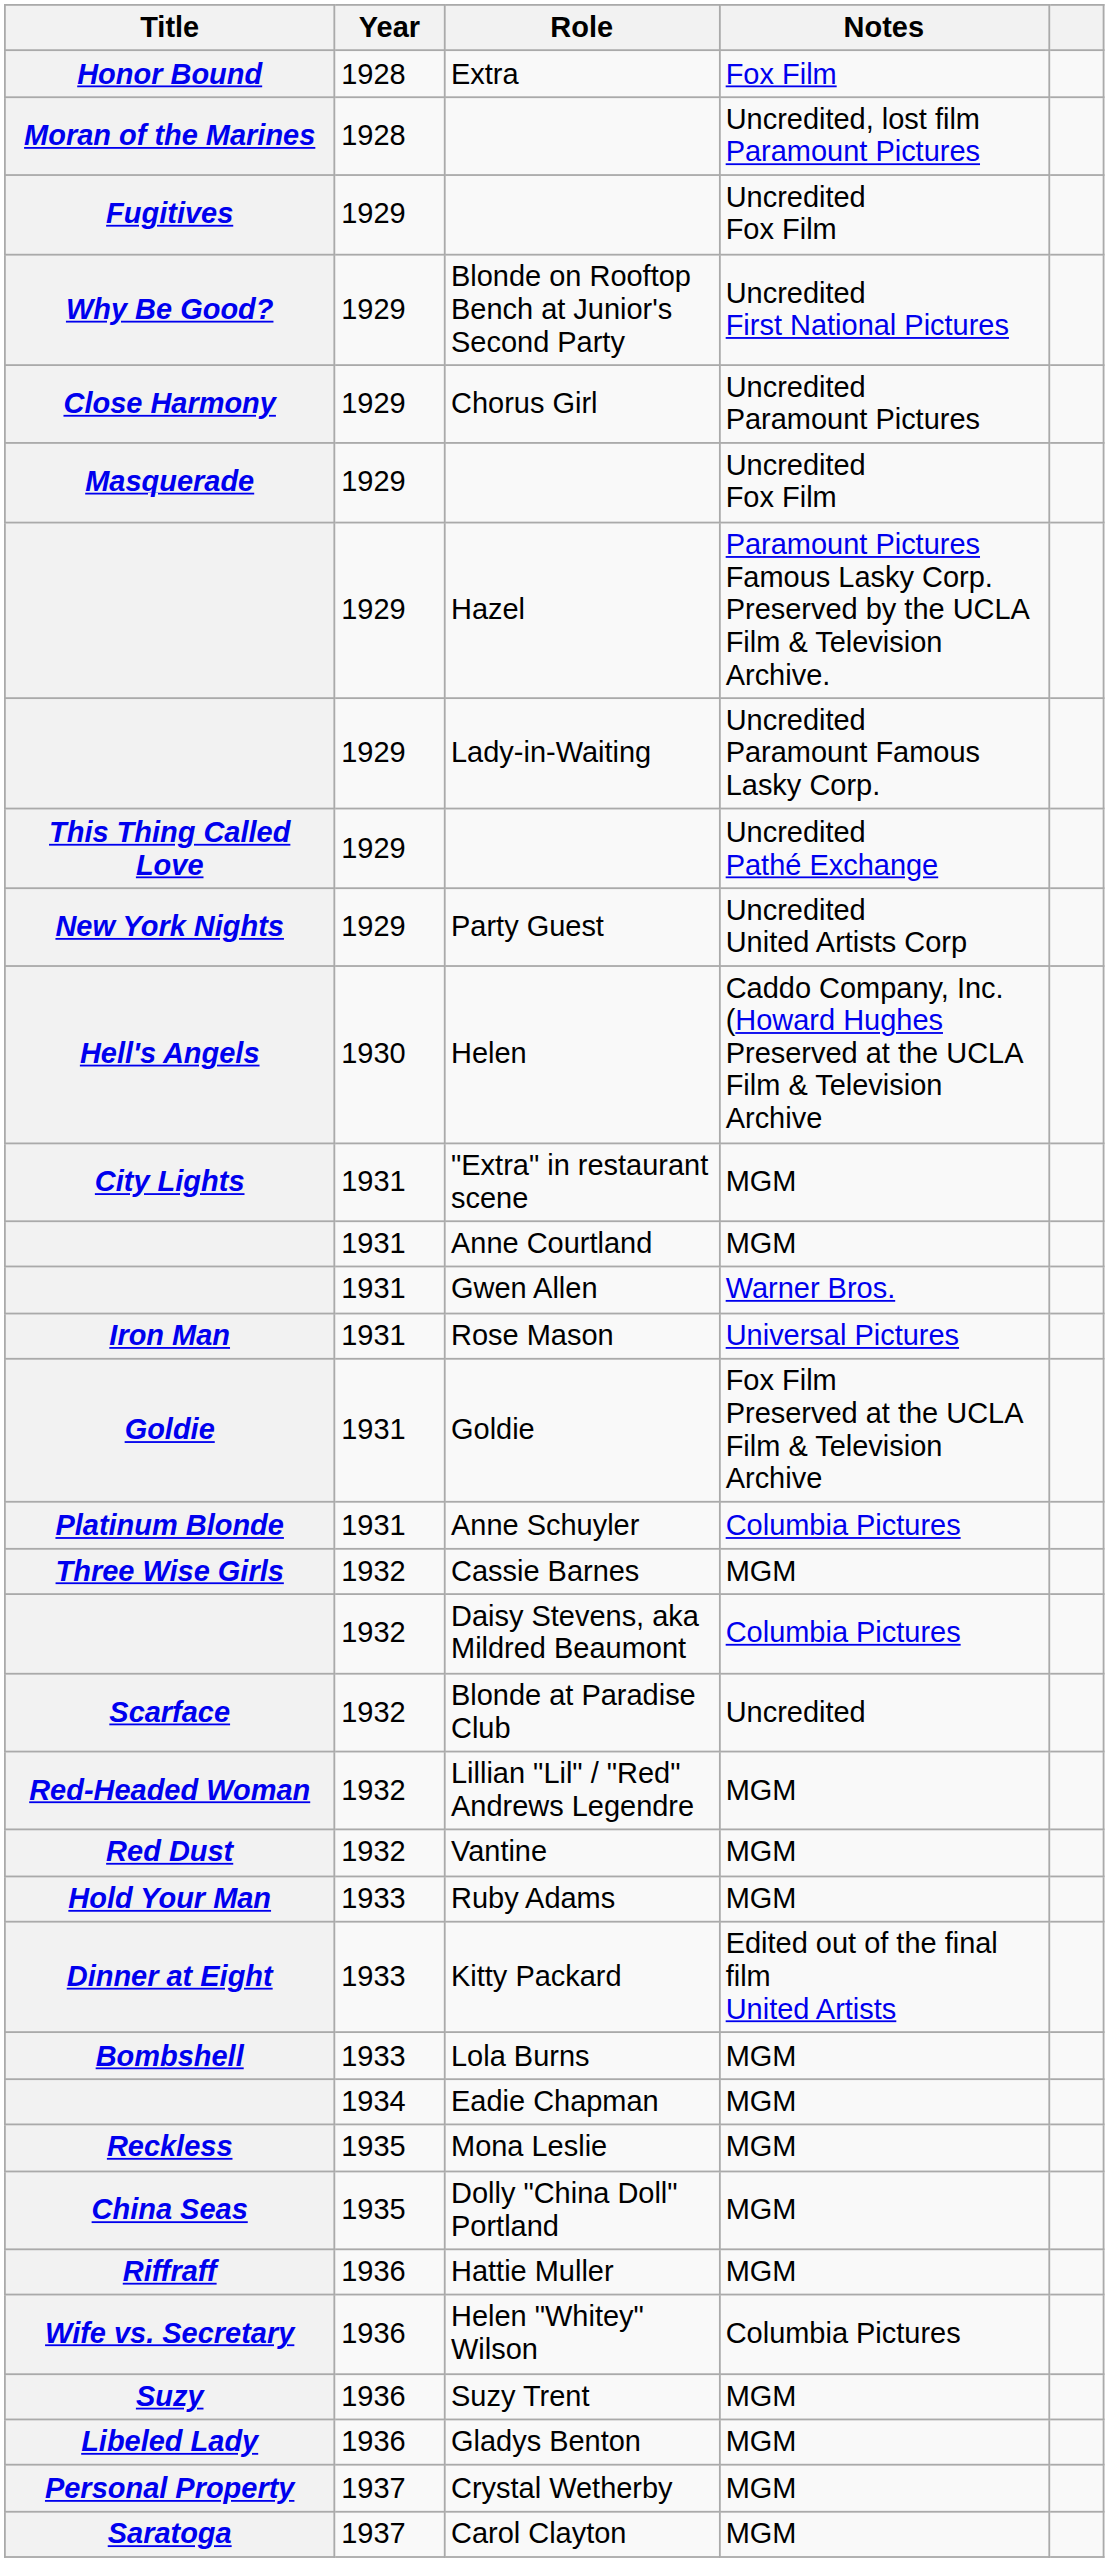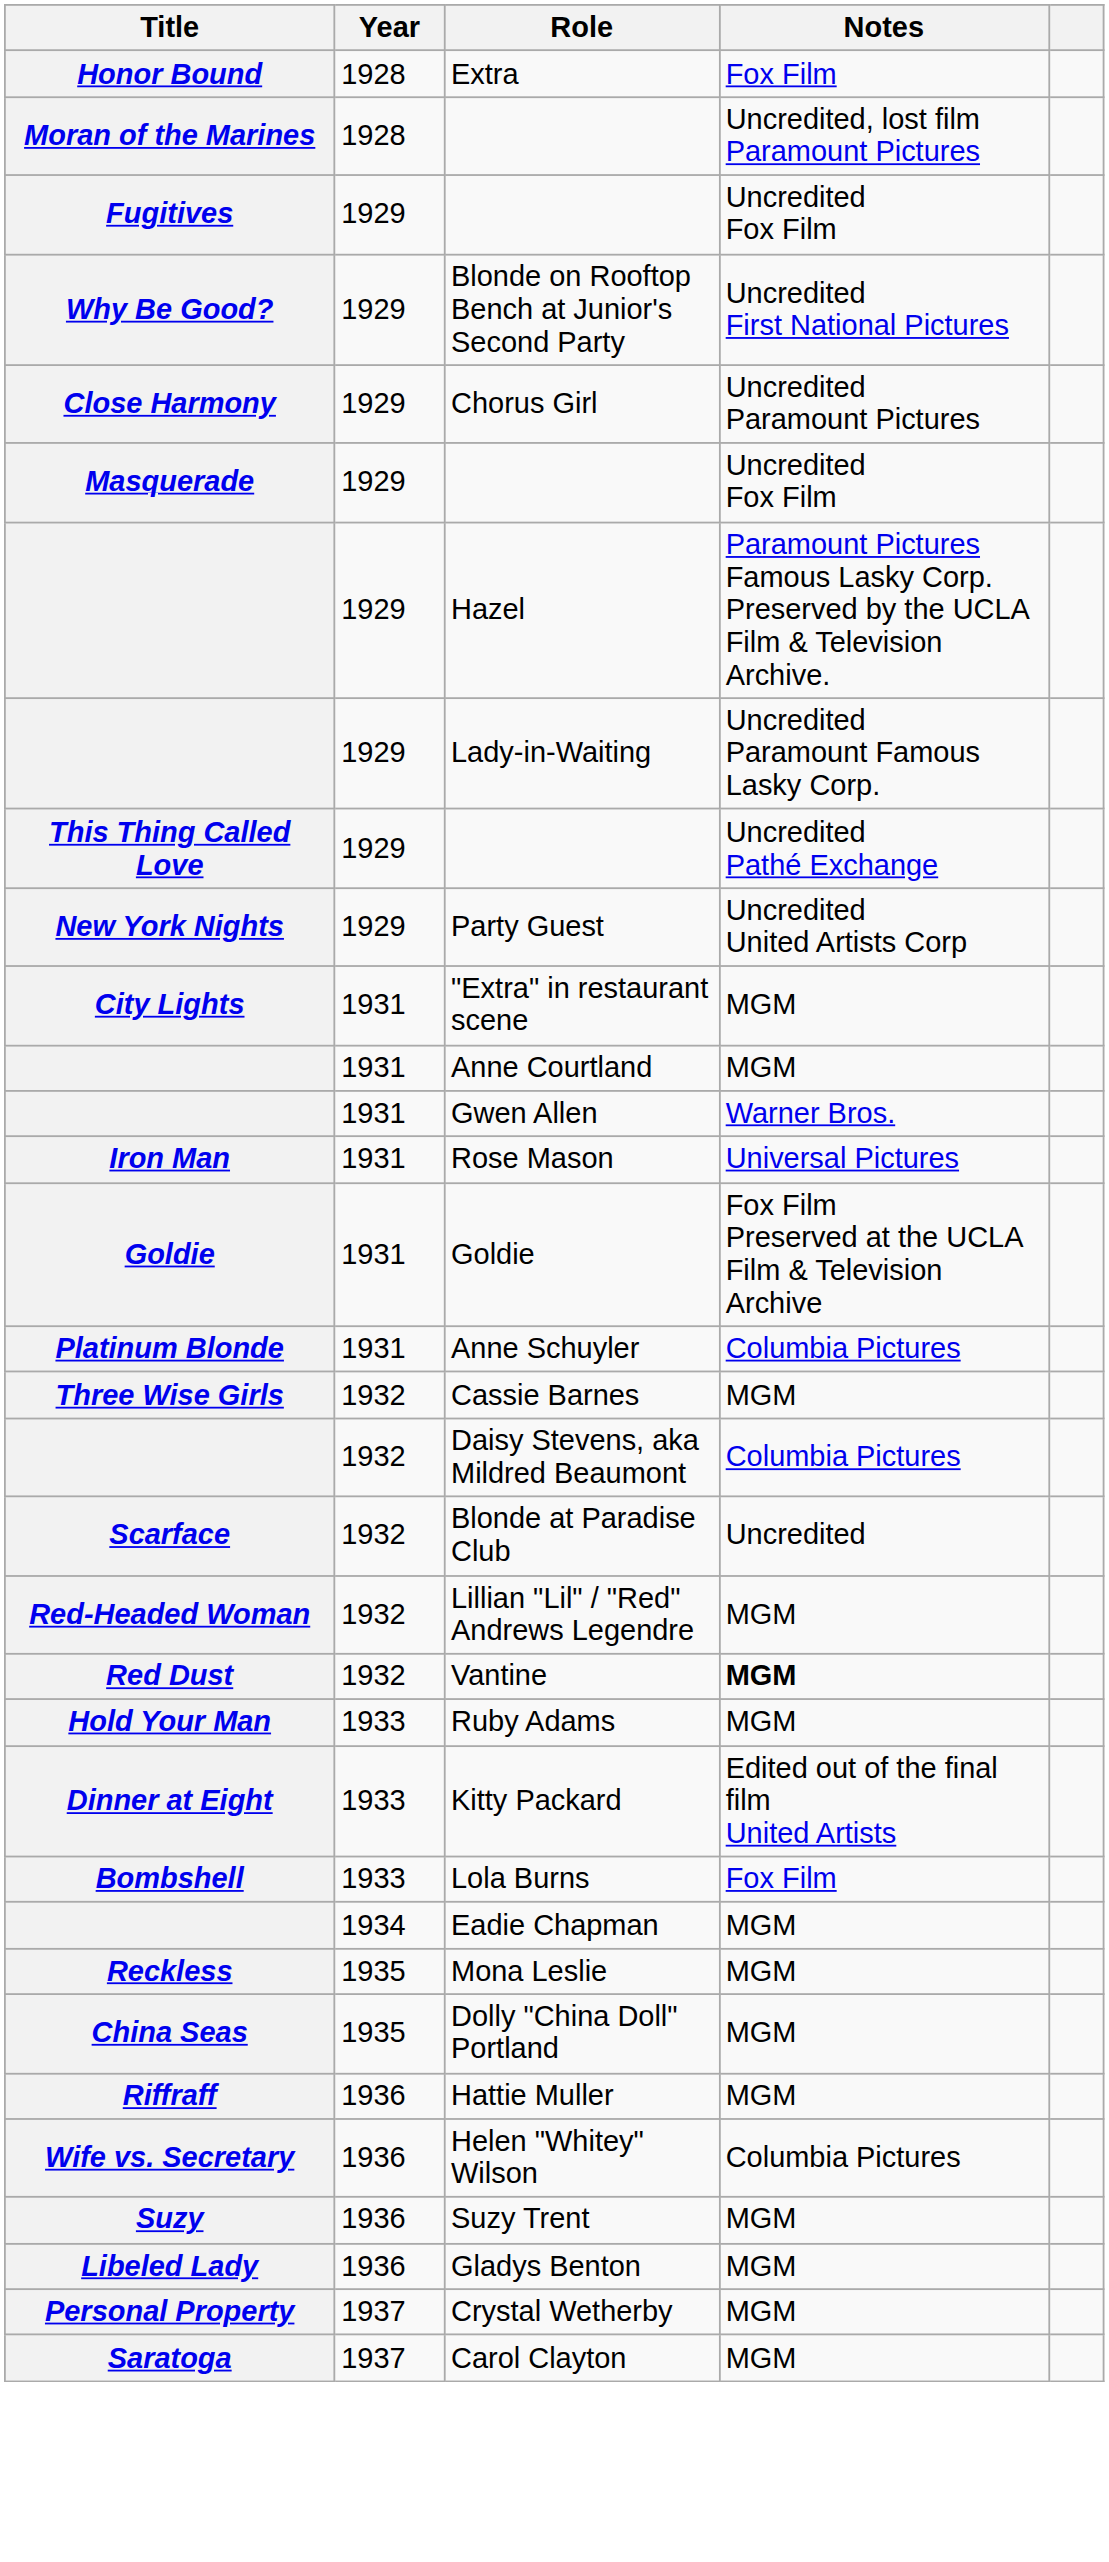- row: (170, 1053)
(761, 1852) normal -> (761, 1676) bold
(761, 2055) MGM -> (781, 1879) Fox Film
